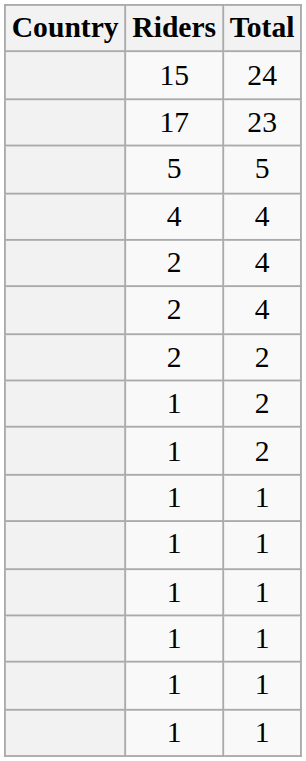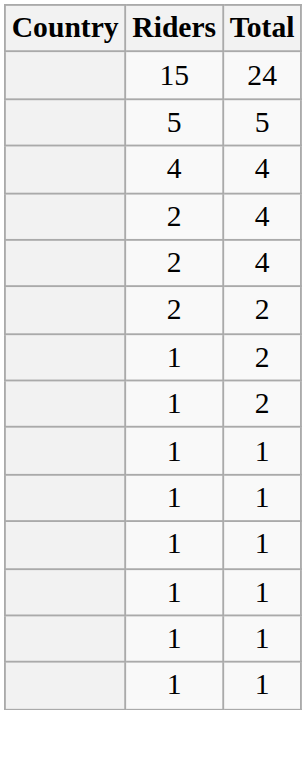- row: (174, 121)
